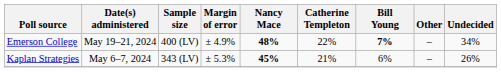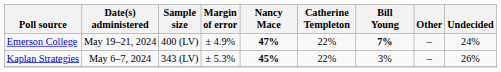(269, 42) 48% -> (269, 42) 47%
(470, 42) 34% -> (470, 42) 24%
(327, 59) 21% -> (327, 59) 22%
(385, 59) 6% -> (385, 59) 3%
